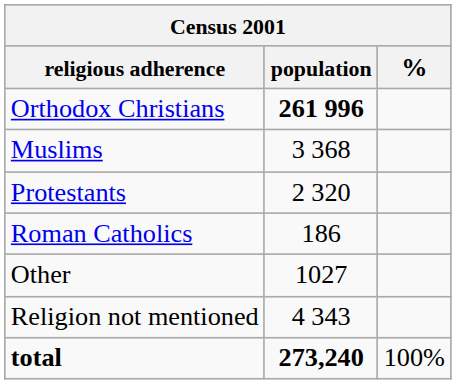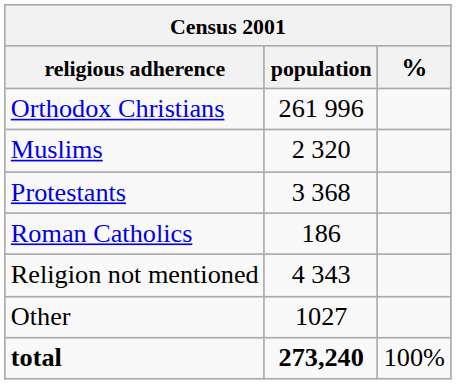(321, 108) bold -> (321, 108) normal
(321, 150) 3 368 -> (321, 150) 2 320
(321, 191) 2 320 -> (321, 191) 3 368
rows swapped: (41, 274) <-> (135, 316)
